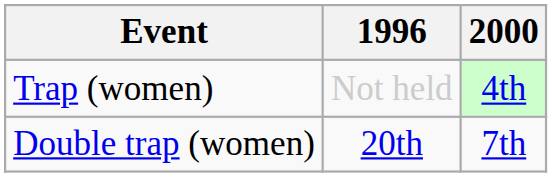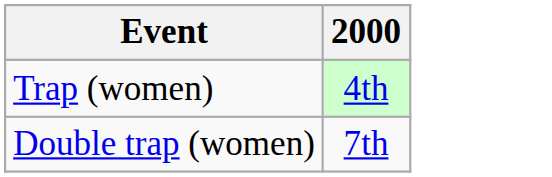- column: (392, 32)
